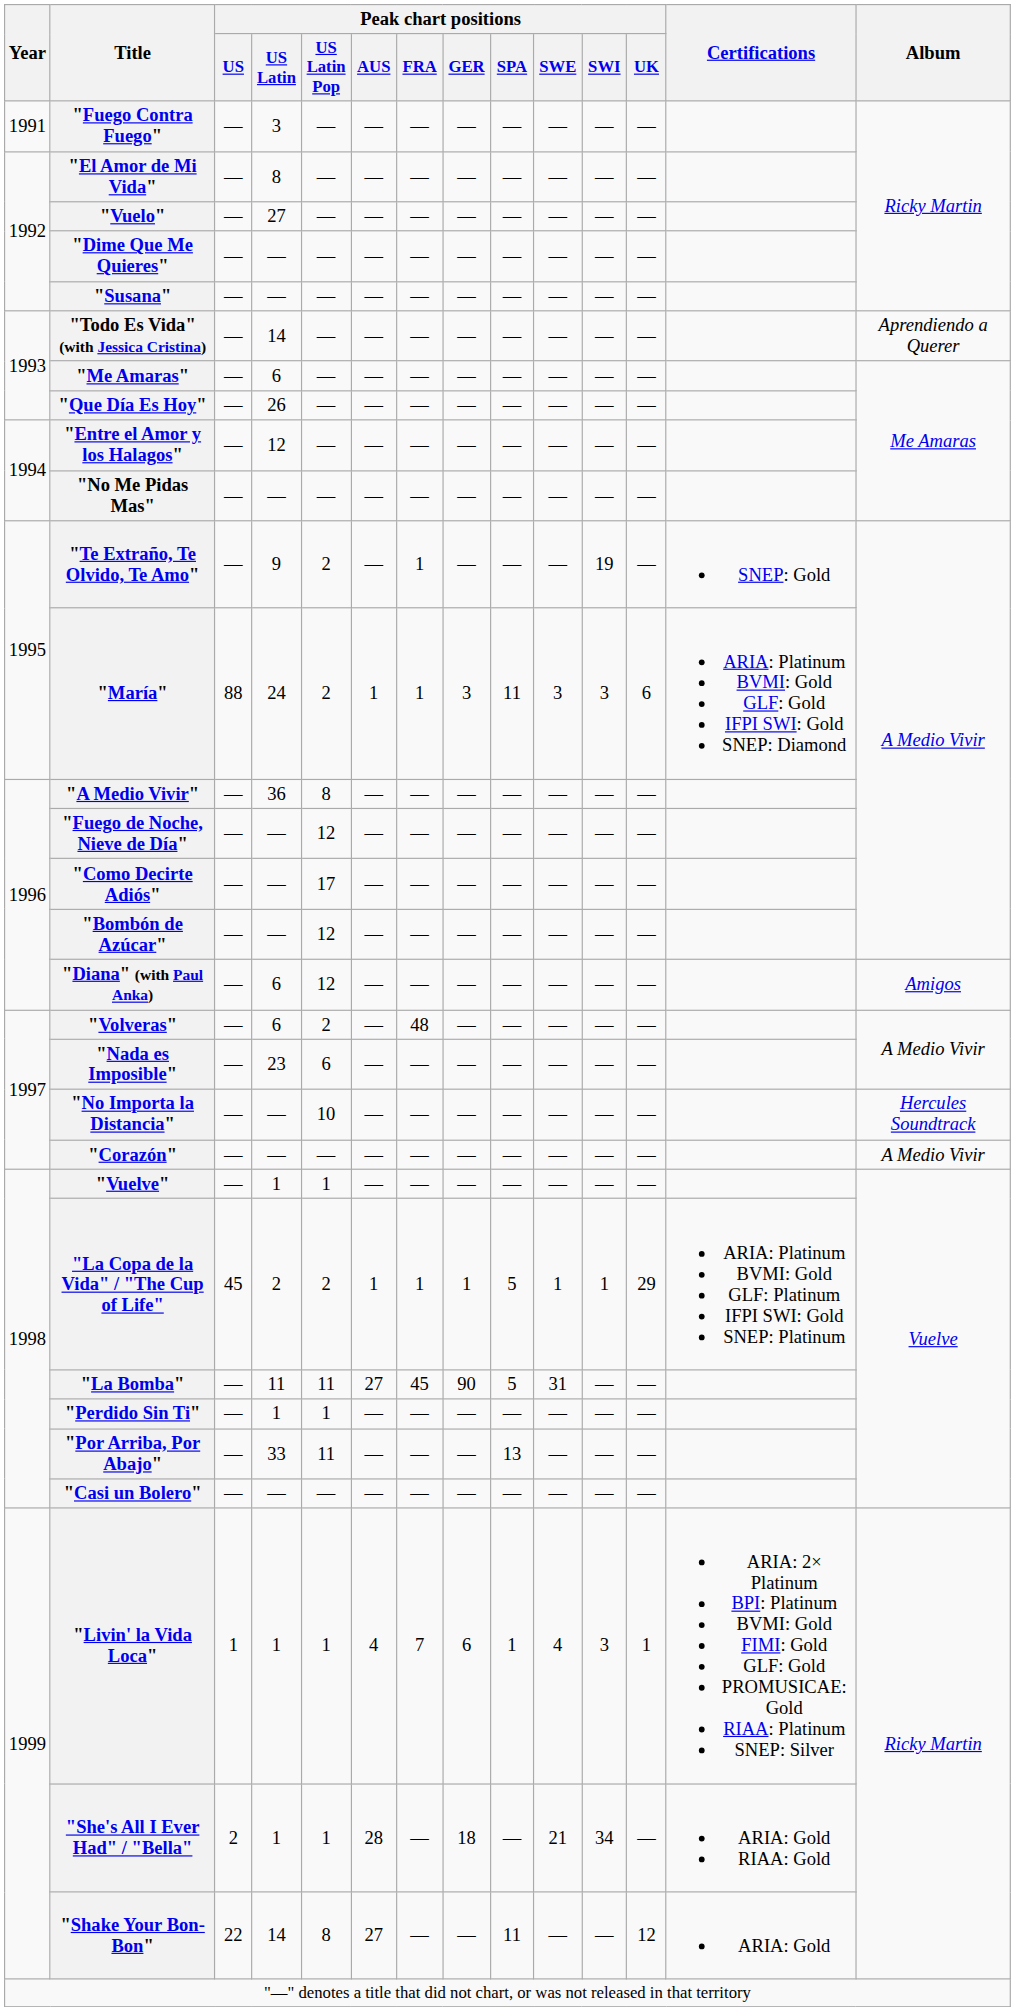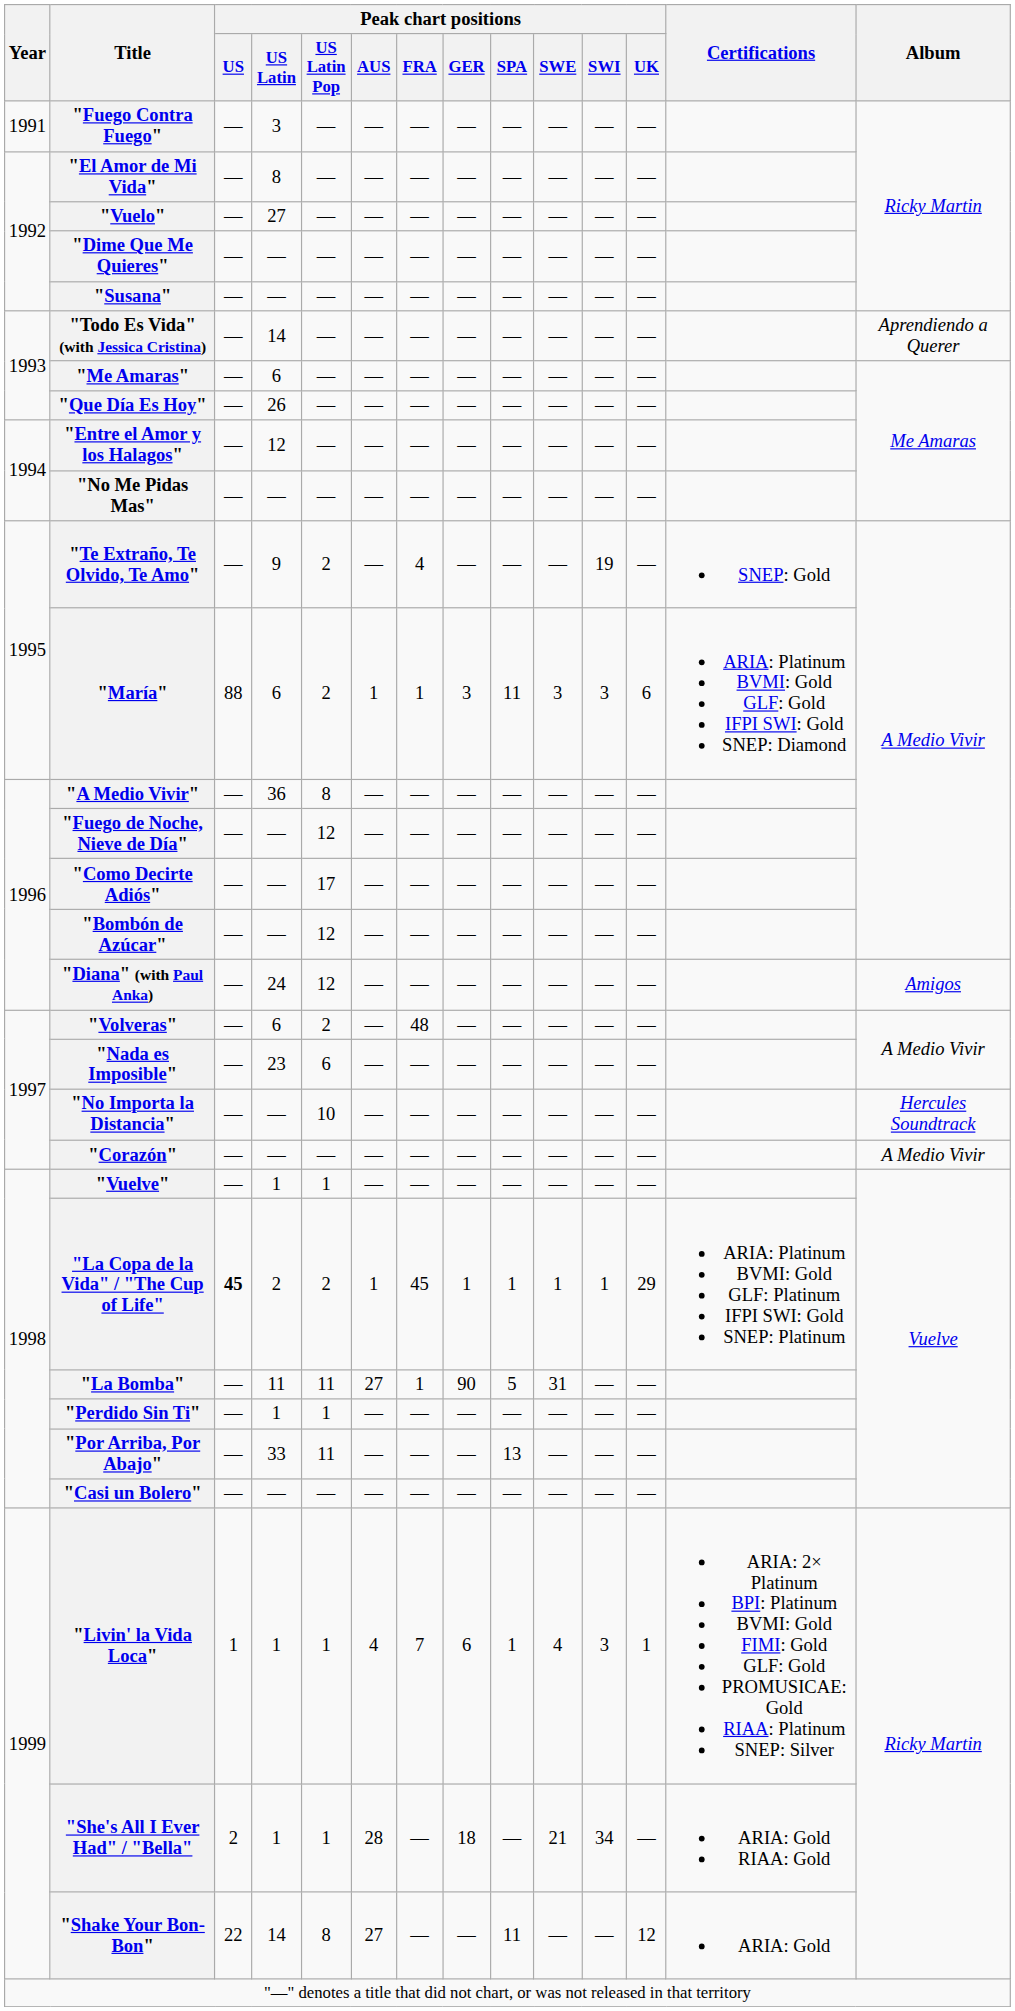(420, 564) 1 -> (420, 564) 4
(276, 693) 24 -> (276, 693) 6
(276, 984) 6 -> (276, 984) 24
(233, 1284) normal -> (233, 1284) bold
(420, 1284) 1 -> (420, 1284) 45
(512, 1284) 5 -> (512, 1284) 1
(420, 1384) 45 -> (420, 1384) 1
